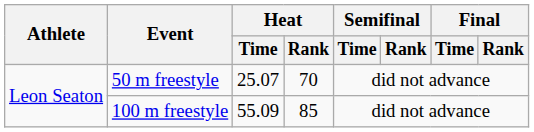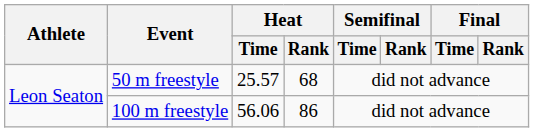(258, 80) 25.07 -> (258, 80) 25.57
(308, 80) 70 -> (308, 80) 68
(258, 111) 55.09 -> (258, 111) 56.06
(308, 111) 85 -> (308, 111) 86
